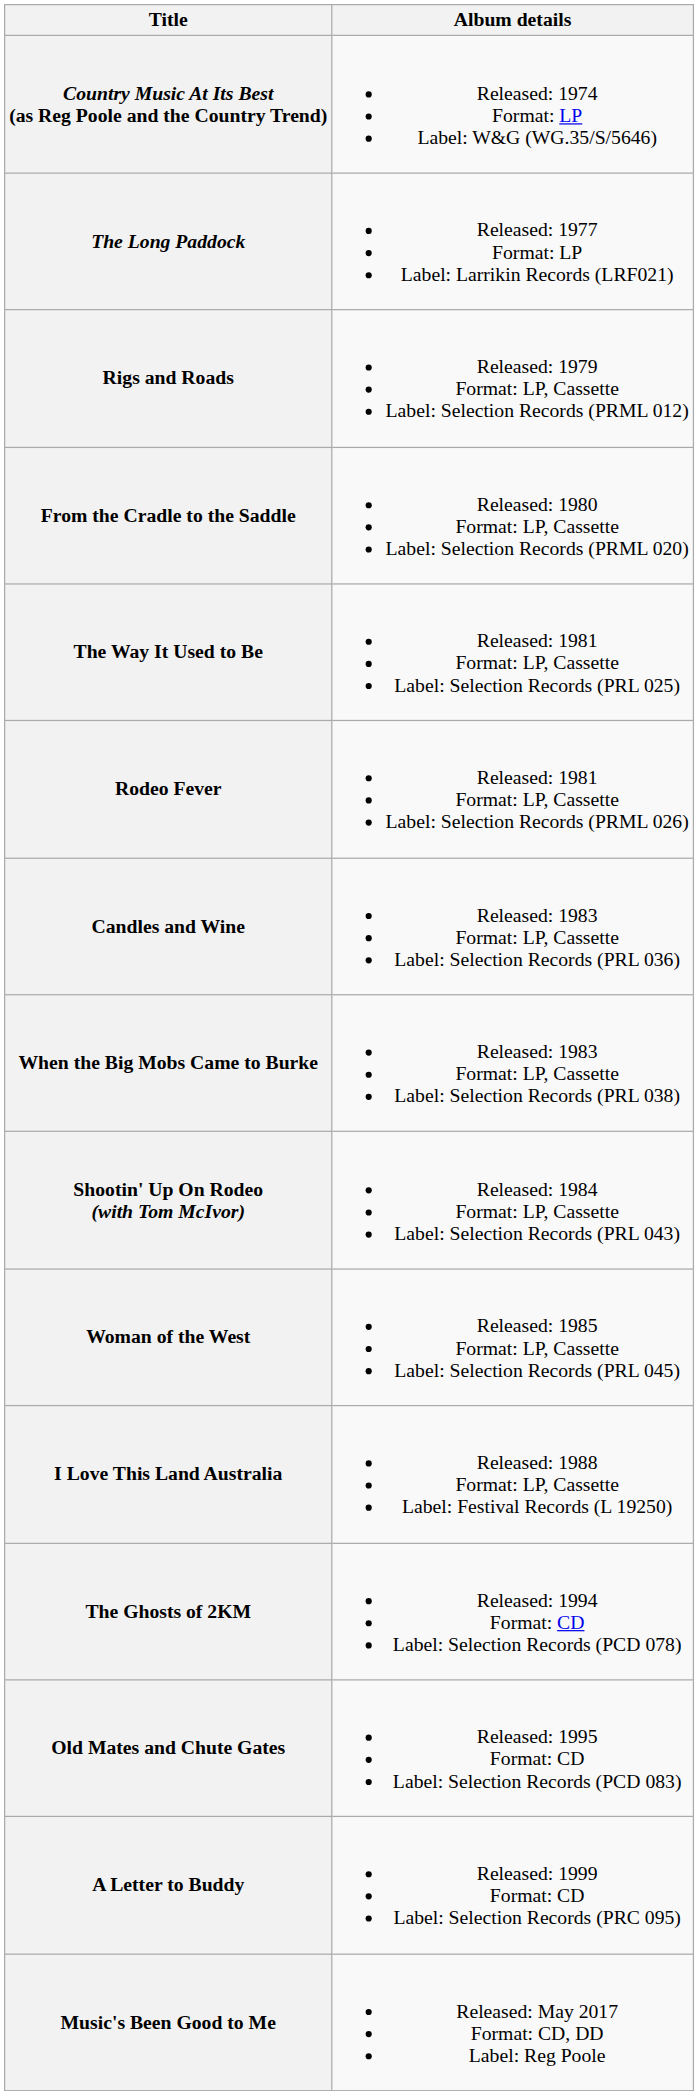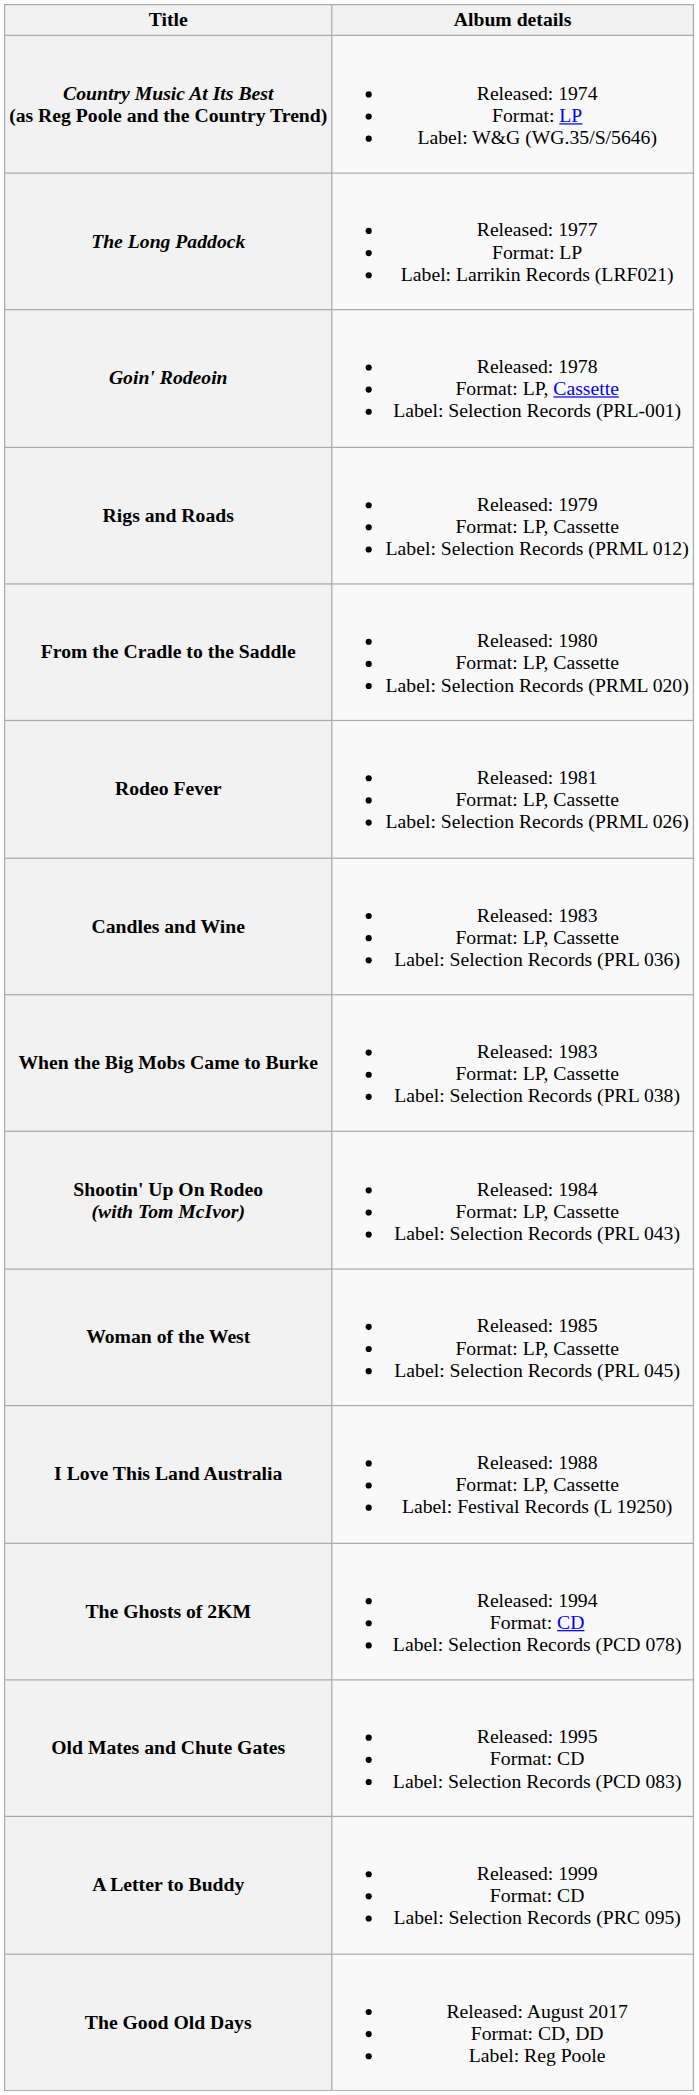+ row: (168, 378)
- row: (168, 652)
- row: (168, 2022)
+ row: (168, 2022)
